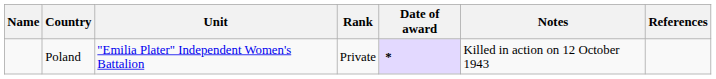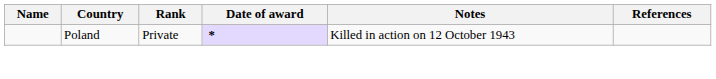- column: (216, 21)
